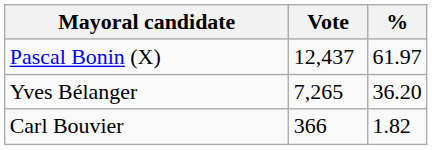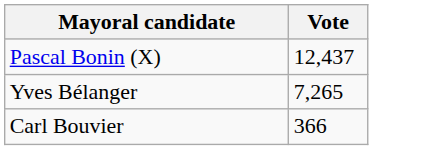- column: (397, 21)
